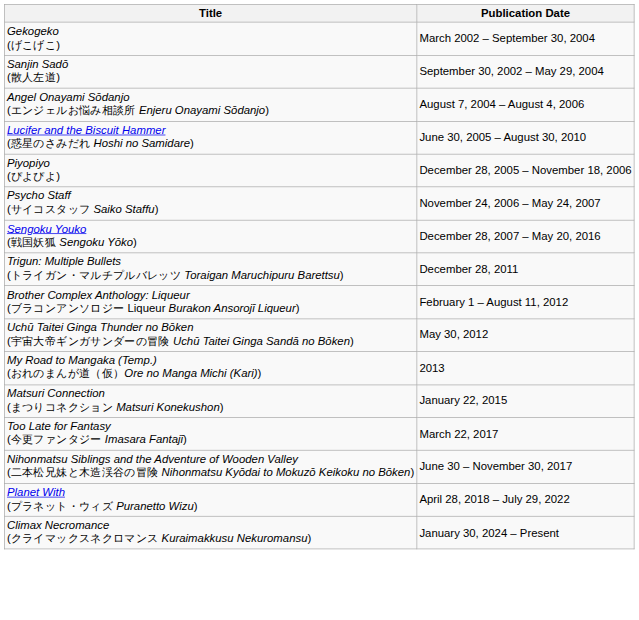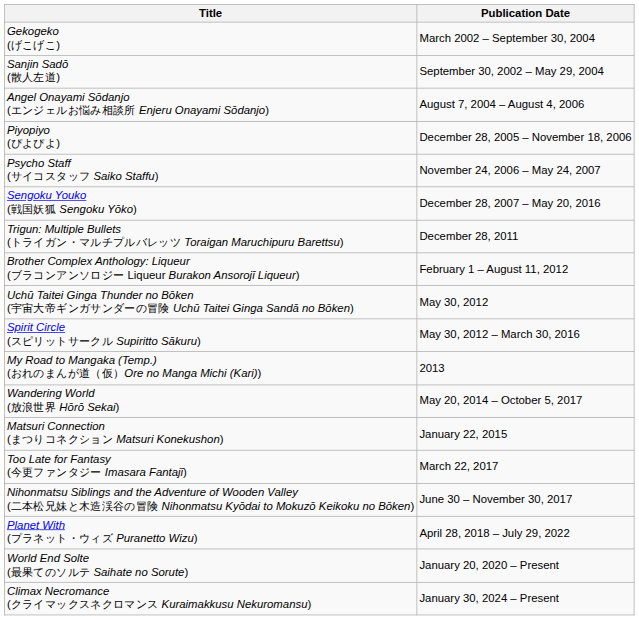- row: (100, 137)
+ row: (104, 334)
+ row: (63, 400)
+ row: (98, 565)
